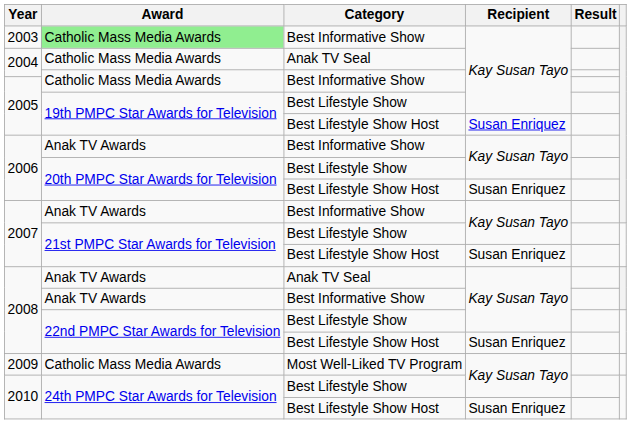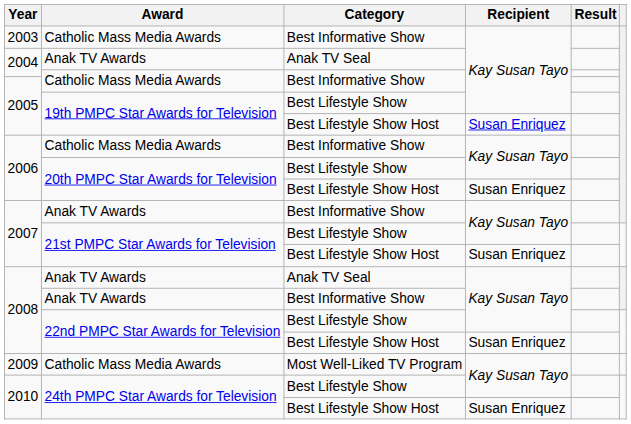(133, 37) lightgreen background -> (133, 37) no background
(133, 59) Catholic Mass Media Awards -> (95, 59) Anak TV Awards
(95, 146) Anak TV Awards -> (133, 146) Catholic Mass Media Awards
